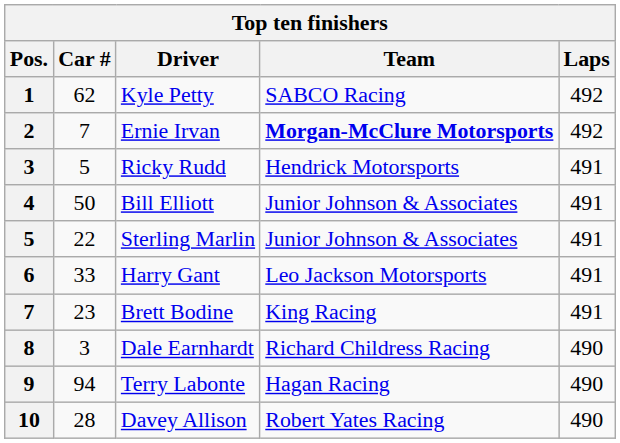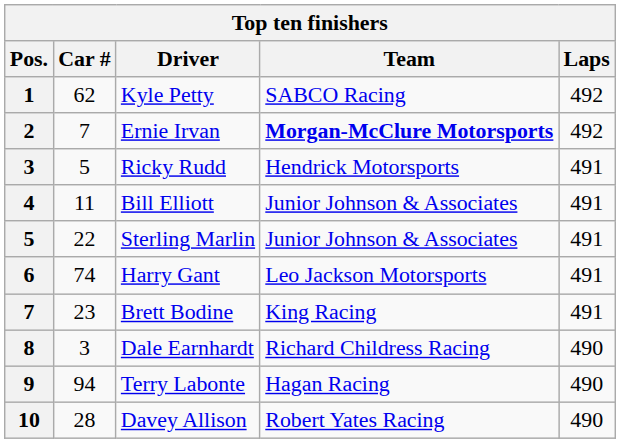(84, 203) 50 -> (84, 203) 11
(84, 275) 33 -> (84, 275) 74
